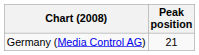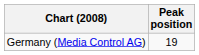(171, 42) 21 -> (171, 42) 19
